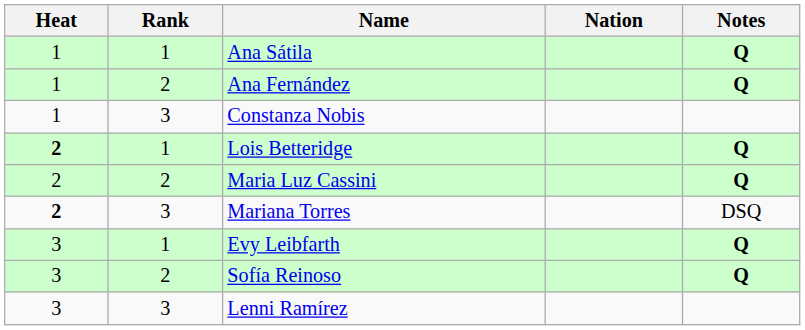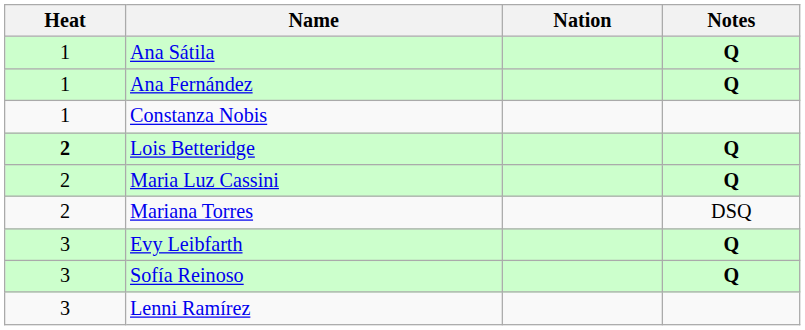- column: (165, 20)
(56, 212) bold -> (65, 212) normal
